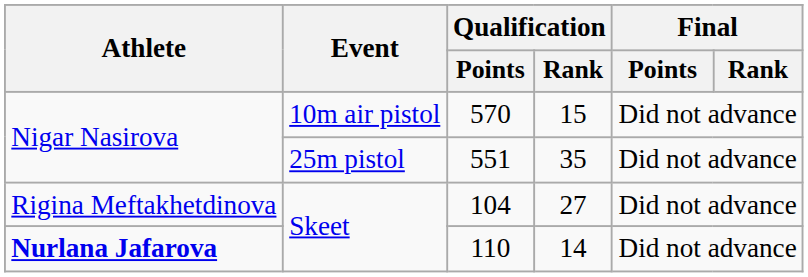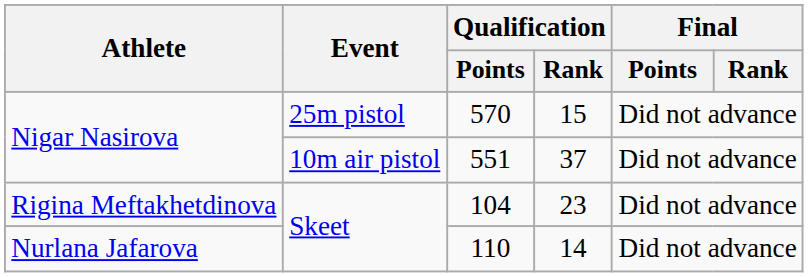(365, 114) 10m air pistol -> (347, 114) 25m pistol
(347, 159) 25m pistol -> (365, 159) 10m air pistol
(573, 159) 35 -> (573, 159) 37
(573, 204) 27 -> (573, 204) 23
(114, 249) bold -> (105, 249) normal
